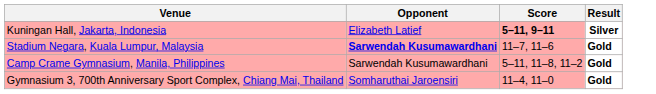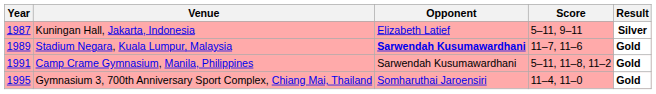+ column: (19, 13)
(528, 30) bold -> (557, 30) normal
